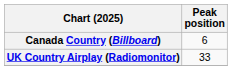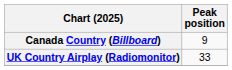(205, 40) 6 -> (205, 40) 9
